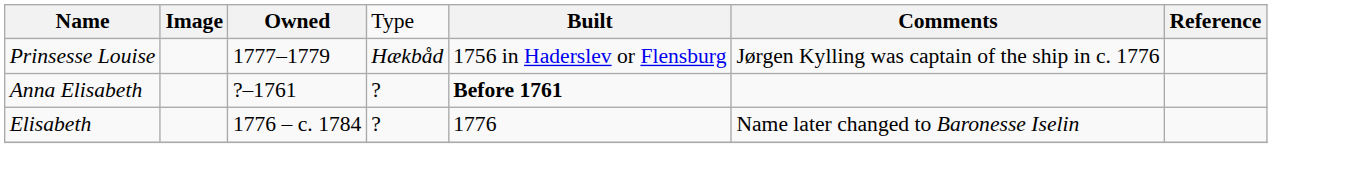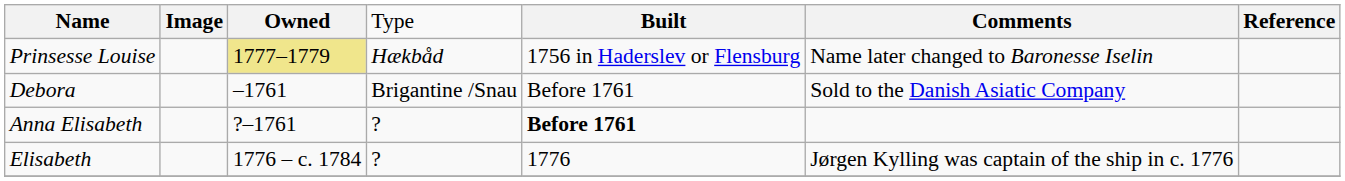(282, 55) no background -> (282, 55) khaki background
(948, 55) Jørgen Kylling was captain of the ship in c. 1776 -> (982, 55) Name later changed to Baronesse Iselin
+ row: (43, 90)
(908, 124) Name later changed to Baronesse Iselin -> (1022, 158) Jørgen Kylling was captain of the ship in c. 1776
